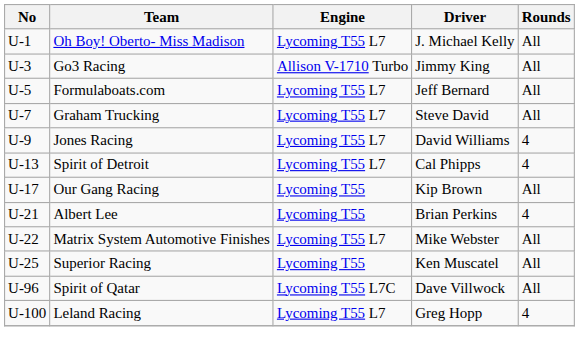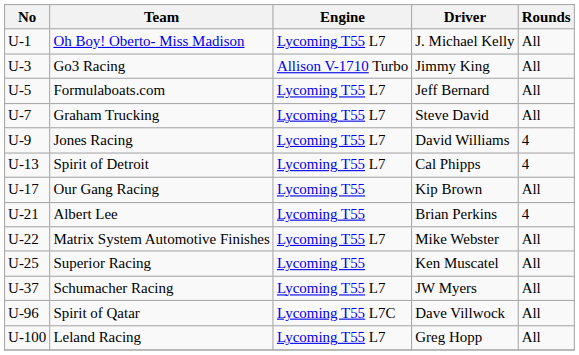+ row: (113, 287)
(525, 312) 4 -> (531, 337) All
